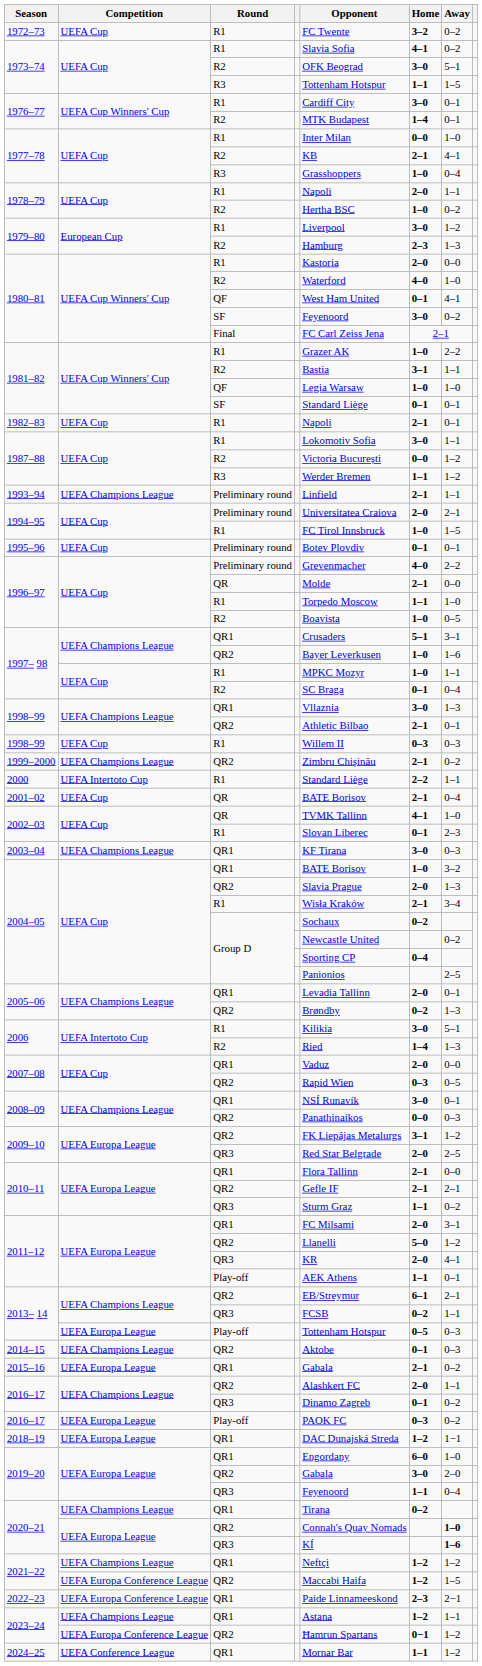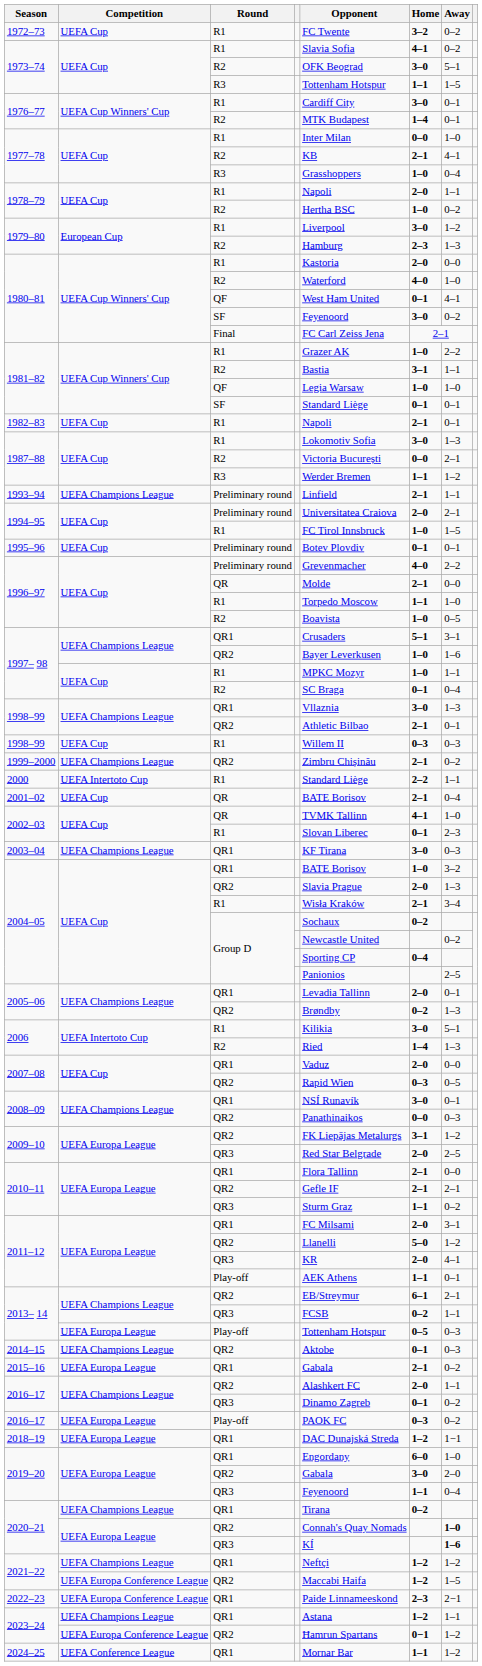(452, 441) 1–1 -> (452, 441) 1–3
(452, 459) 1–2 -> (452, 459) 2–1
